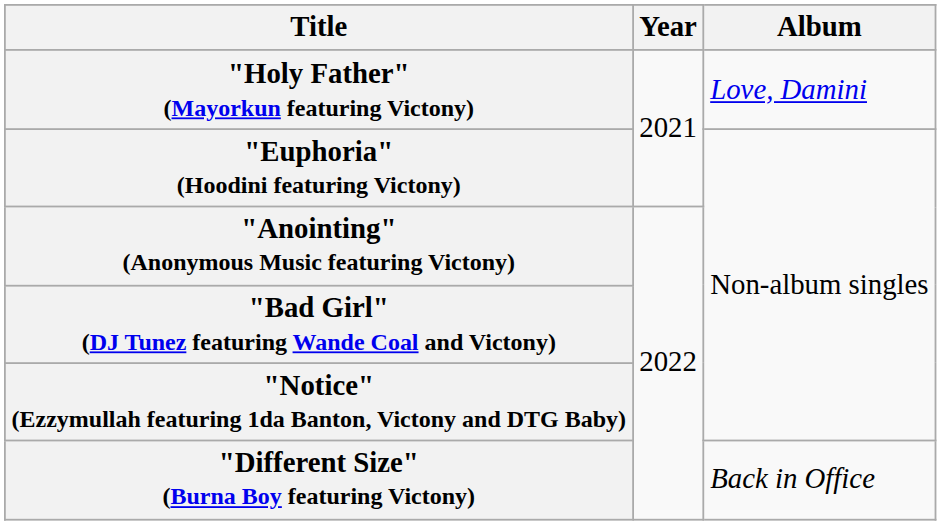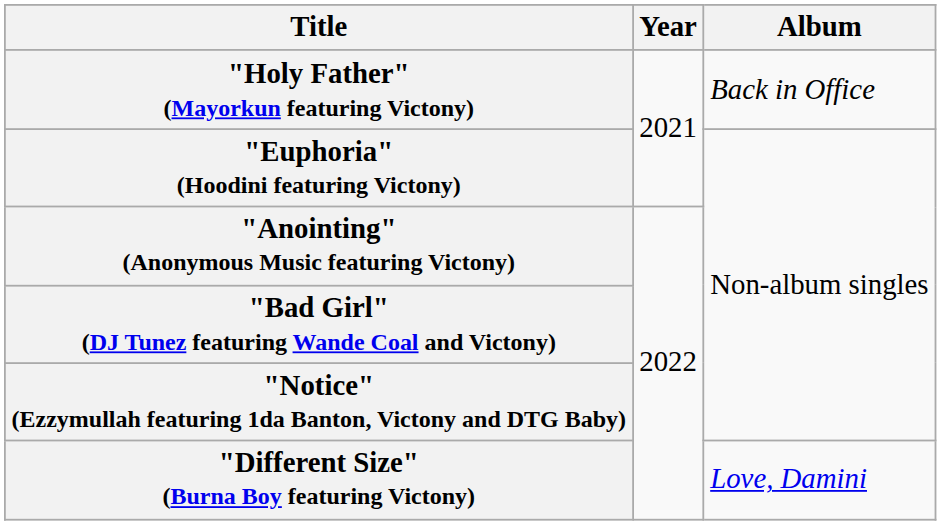(789, 89) Love, Damini -> (793, 89) Back in Office
(793, 479) Back in Office -> (789, 479) Love, Damini
